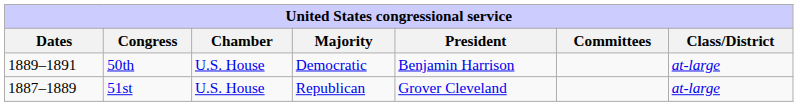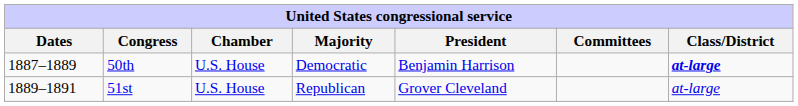(42, 64) 1889–1891 -> (42, 64) 1887–1889
(696, 64) normal -> (696, 64) bold
(42, 88) 1887–1889 -> (42, 88) 1889–1891
